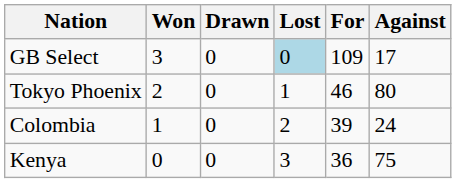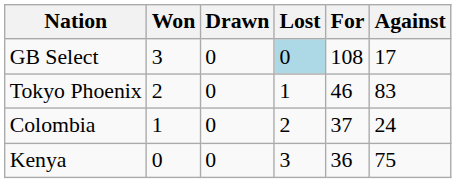(347, 56) 109 -> (347, 56) 108
(385, 90) 80 -> (385, 90) 83
(341, 125) 39 -> (341, 125) 37
